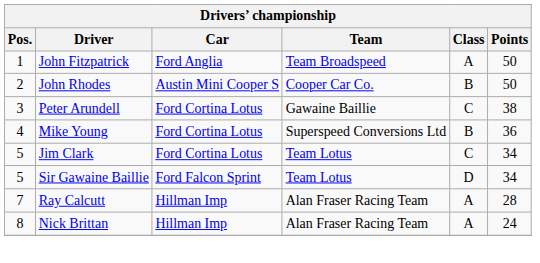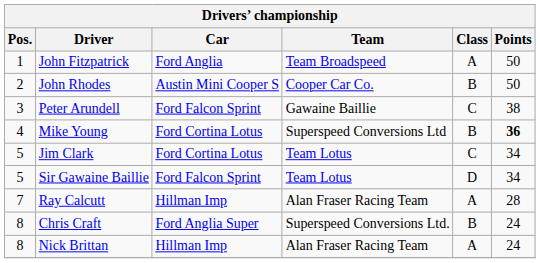(209, 108) Ford Cortina Lotus -> (208, 108) Ford Falcon Sprint
(510, 131) normal -> (513, 131) bold
+ row: (70, 223)
